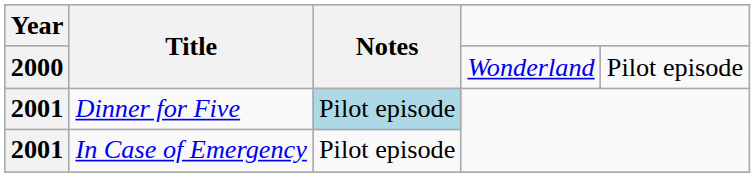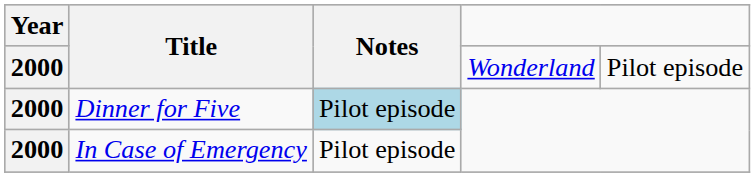(37, 108) 2001 -> (37, 108) 2000
(37, 150) 2001 -> (37, 150) 2000
